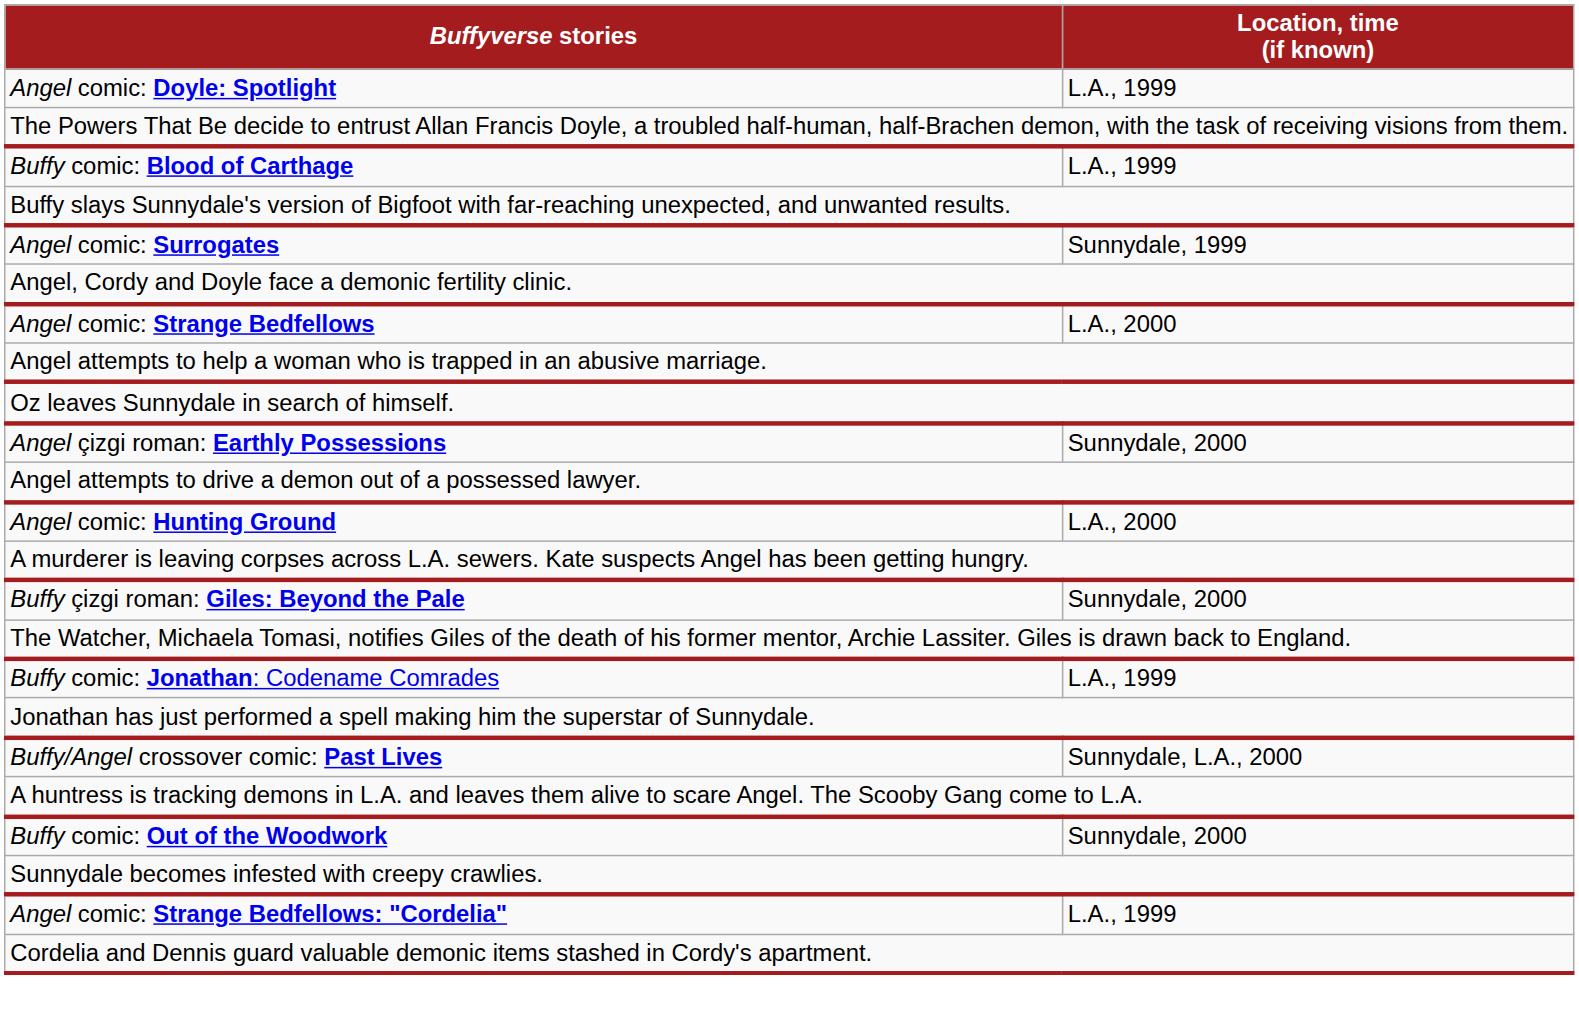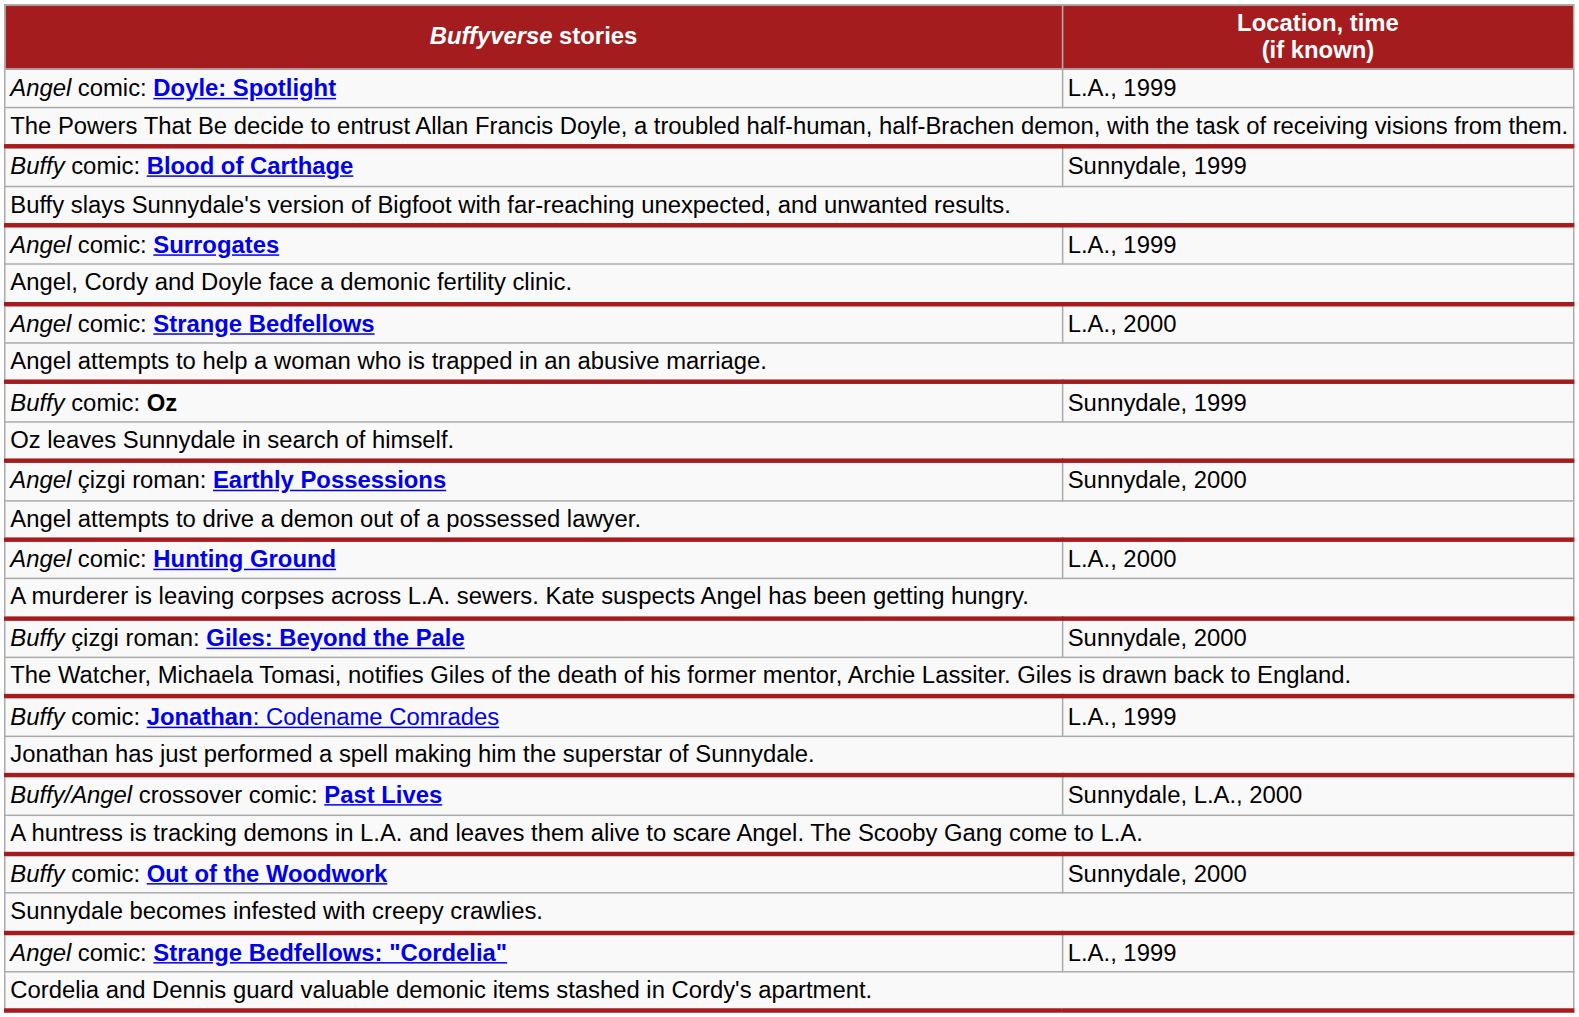(1122, 166) L.A., 1999 -> (1157, 166) Sunnydale, 1999
(1157, 245) Sunnydale, 1999 -> (1122, 245) L.A., 1999
+ row: (94, 402)
